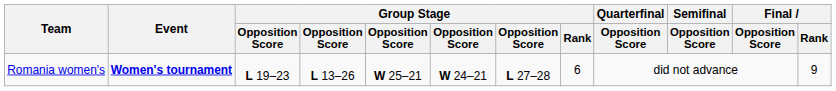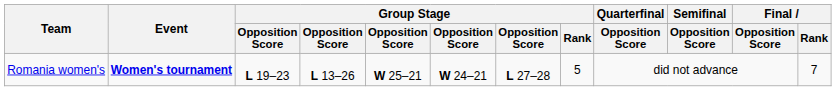(577, 70) 6 -> (577, 70) 5
(814, 70) 9 -> (814, 70) 7
